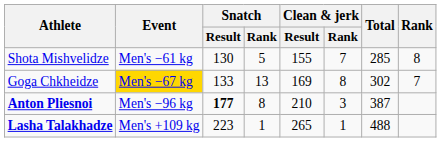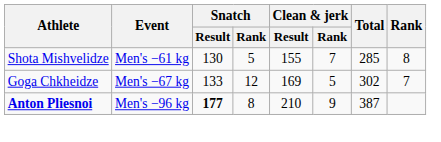(156, 81) gold background -> (152, 81) no background
(262, 81) 13 -> (251, 81) 12
(343, 81) 8 -> (332, 81) 5
(343, 104) 3 -> (332, 104) 9
- row: (60, 126)
